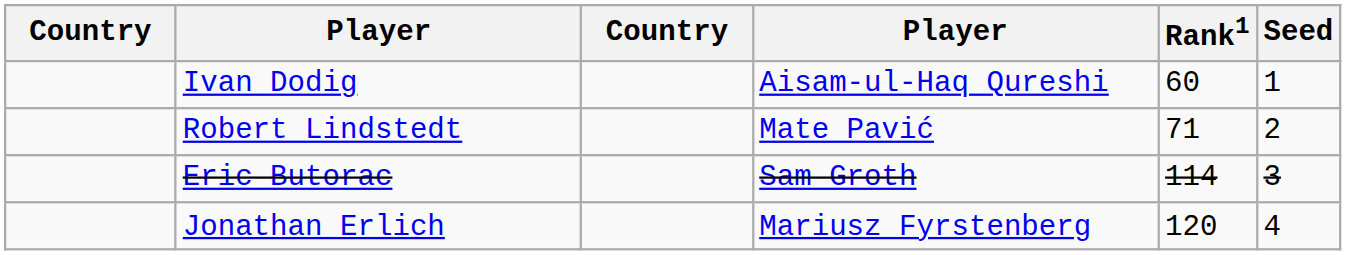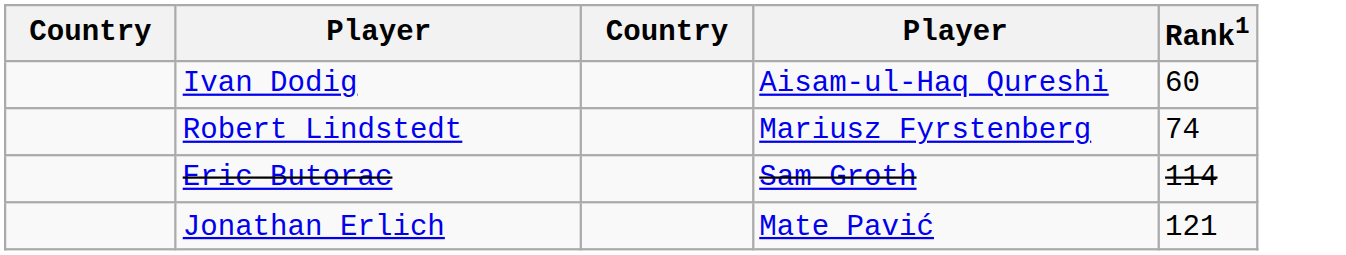- column: (1298, 33)
(847, 131) Mate Pavić -> (925, 131) Mariusz Fyrstenberg
(1183, 131) 71 -> (1183, 131) 74
(925, 226) Mariusz Fyrstenberg -> (847, 226) Mate Pavić
(1191, 226) 120 -> (1191, 226) 121
